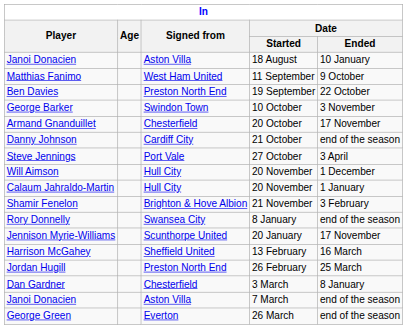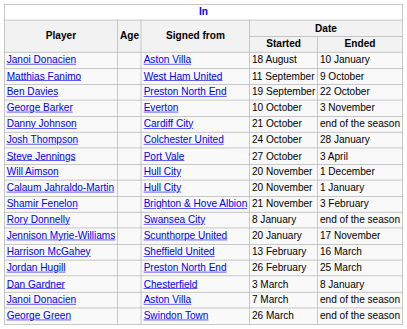(176, 108) Swindon Town -> (161, 108) Everton
- row: (51, 124)
+ row: (42, 140)
(161, 316) Everton -> (176, 316) Swindon Town
